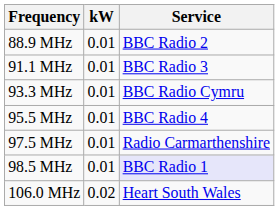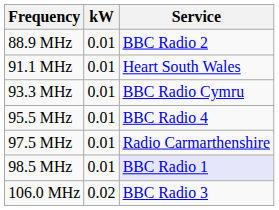(165, 67) BBC Radio 3 -> (182, 67) Heart South Wales
(182, 192) Heart South Wales -> (165, 192) BBC Radio 3
